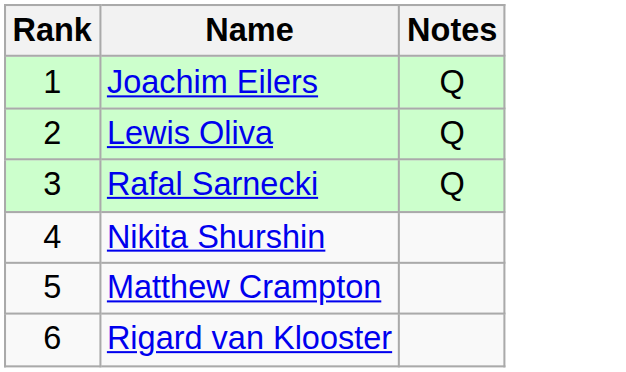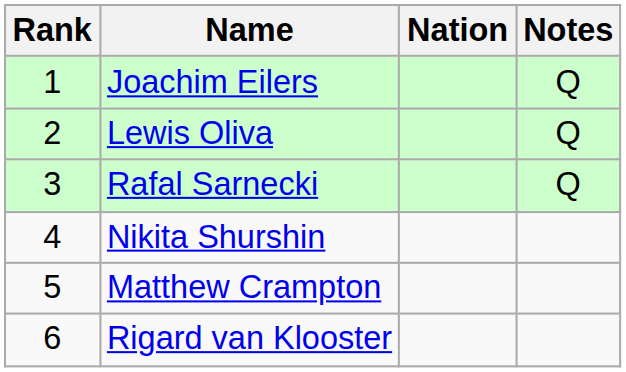+ column: (458, 30)
